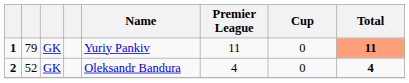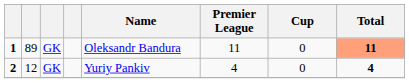(31, 48) 79 -> (31, 48) 89
(117, 48) Yuriy Pankiv -> (133, 48) Oleksandr Bandura
(31, 68) 52 -> (31, 68) 12
(133, 68) Oleksandr Bandura -> (117, 68) Yuriy Pankiv
